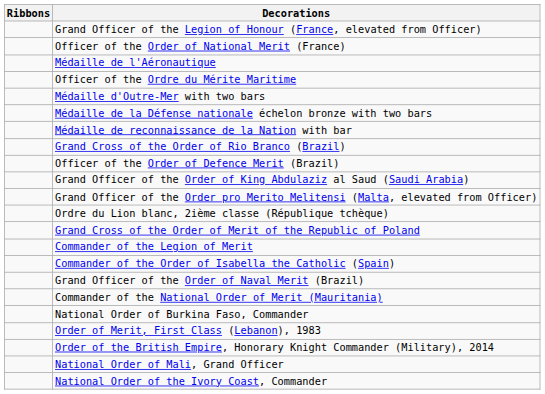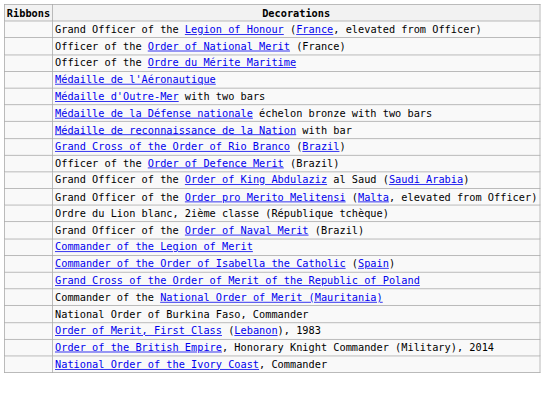rows swapped: (176, 80) <-> (135, 63)
rows swapped: (210, 281) <-> (237, 230)
- row: (169, 364)
